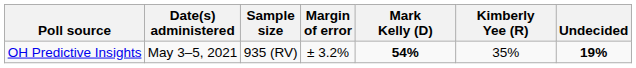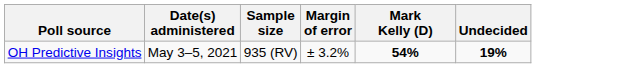- column: (506, 23)
